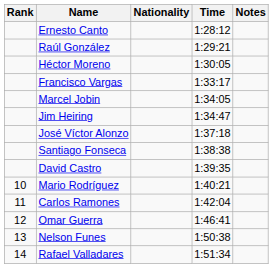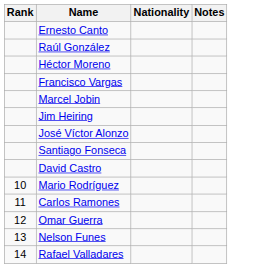- column: (212, 13)
